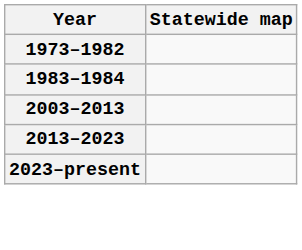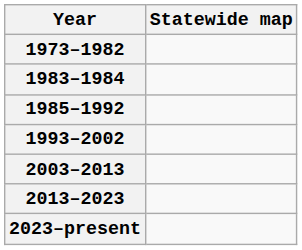+ row: (75, 109)
+ row: (75, 139)
